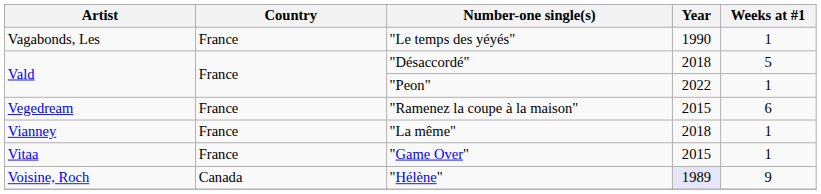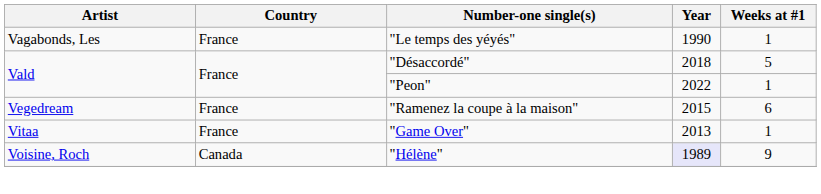- row: (423, 131)
(696, 154) 2015 -> (696, 131) 2013
